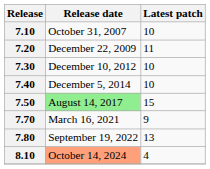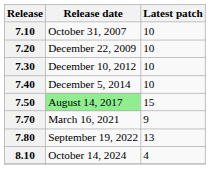(149, 48) 11 -> (149, 48) 10
(87, 155) lightsalmon background -> (87, 155) no background
